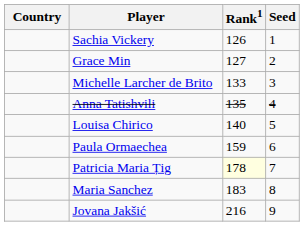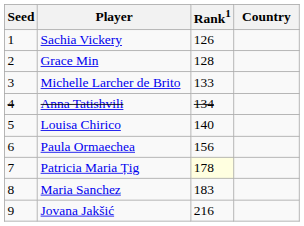columns swapped: (37, 16) <-> (282, 16)
(236, 61) 127 -> (204, 61) 128
(236, 104) 135 -> (204, 104) 134
(236, 146) 159 -> (204, 146) 156
